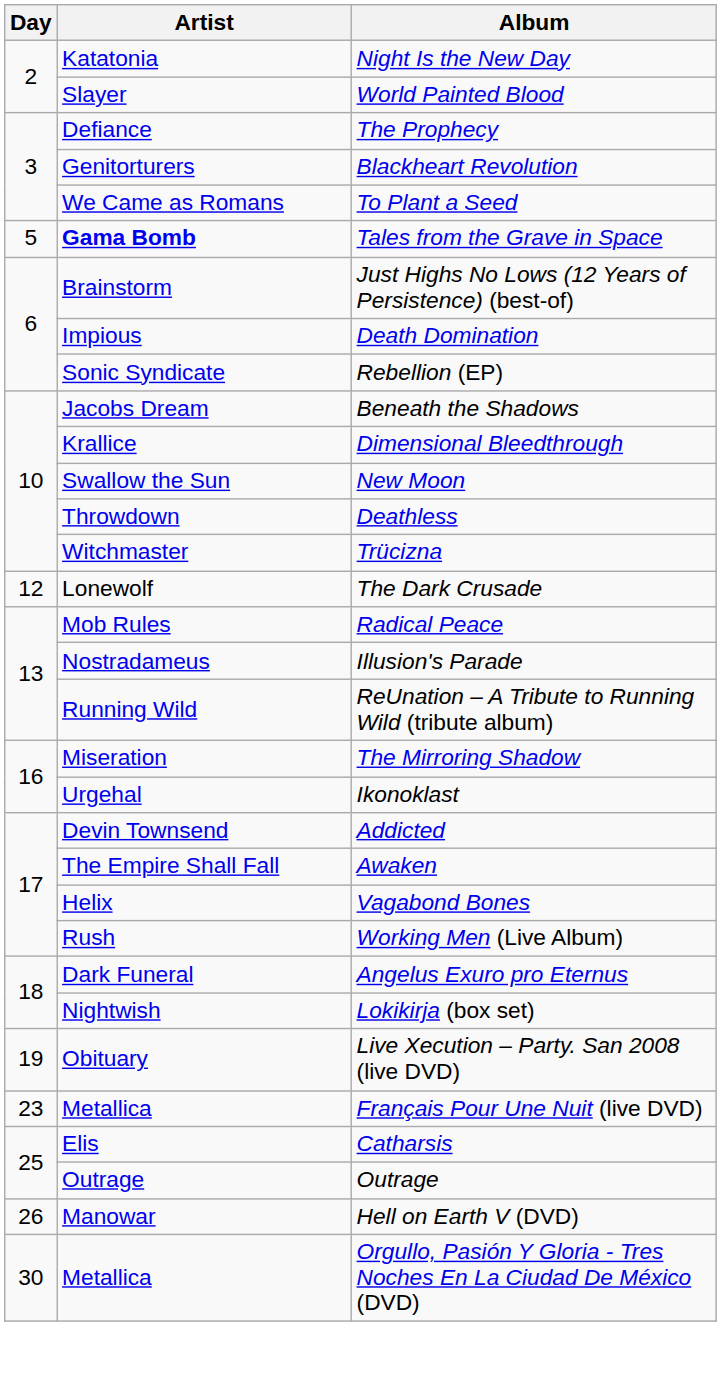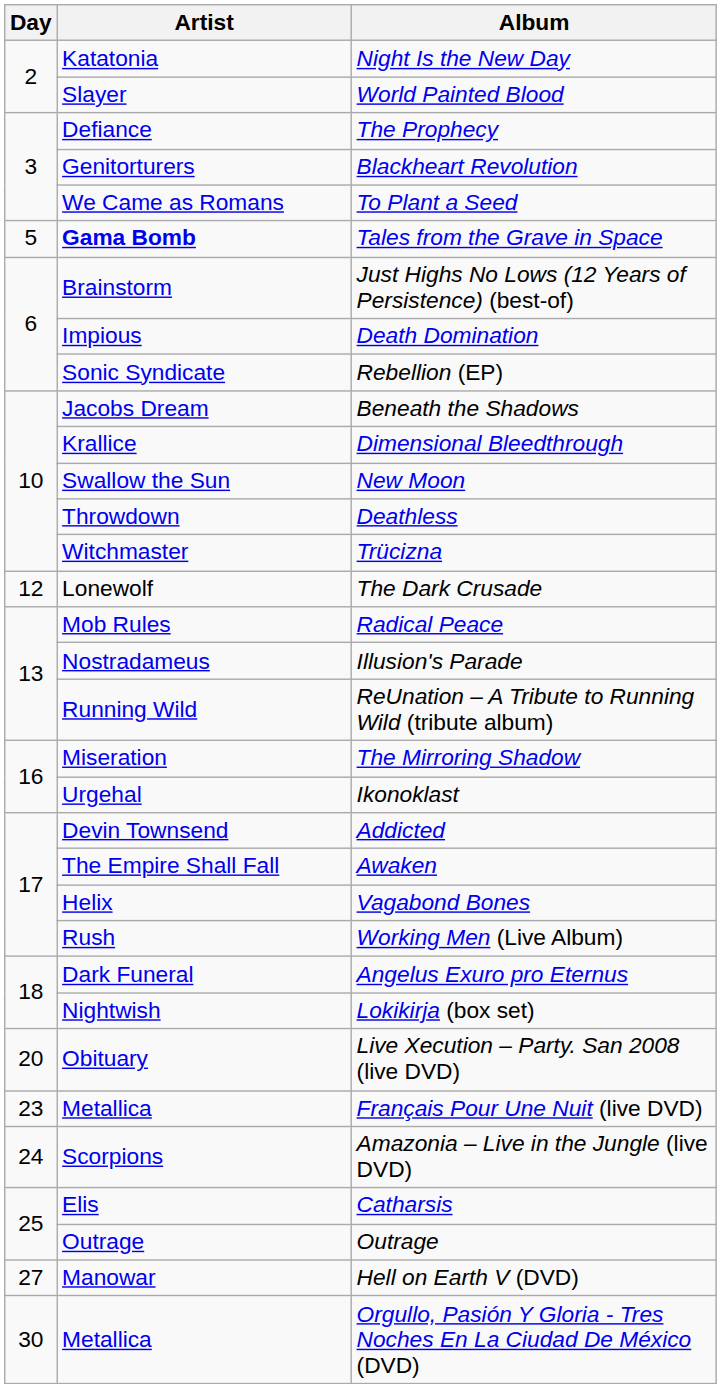(31, 1059) 19 -> (31, 1059) 20
+ row: (532, 1156)
(31, 1216) 26 -> (31, 1277) 27
